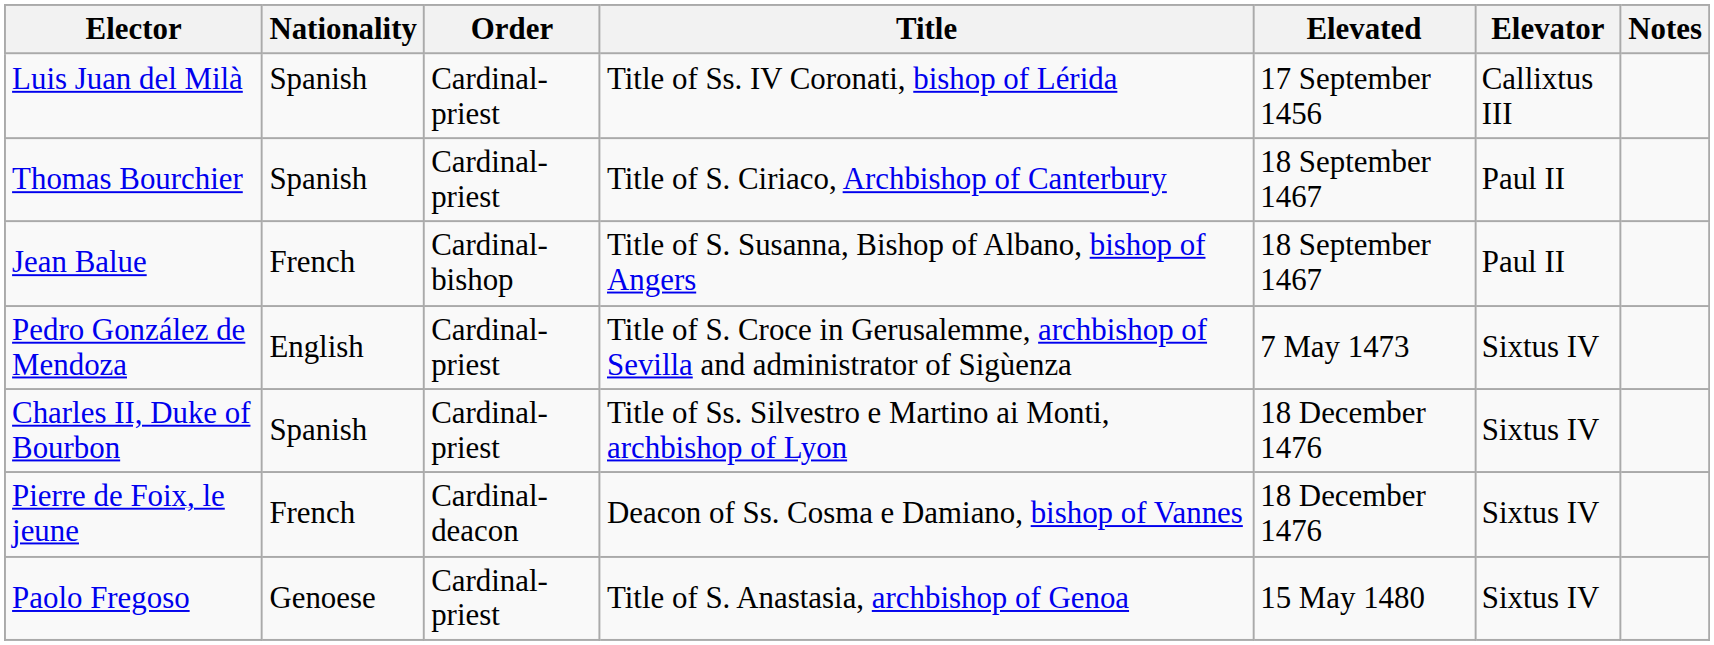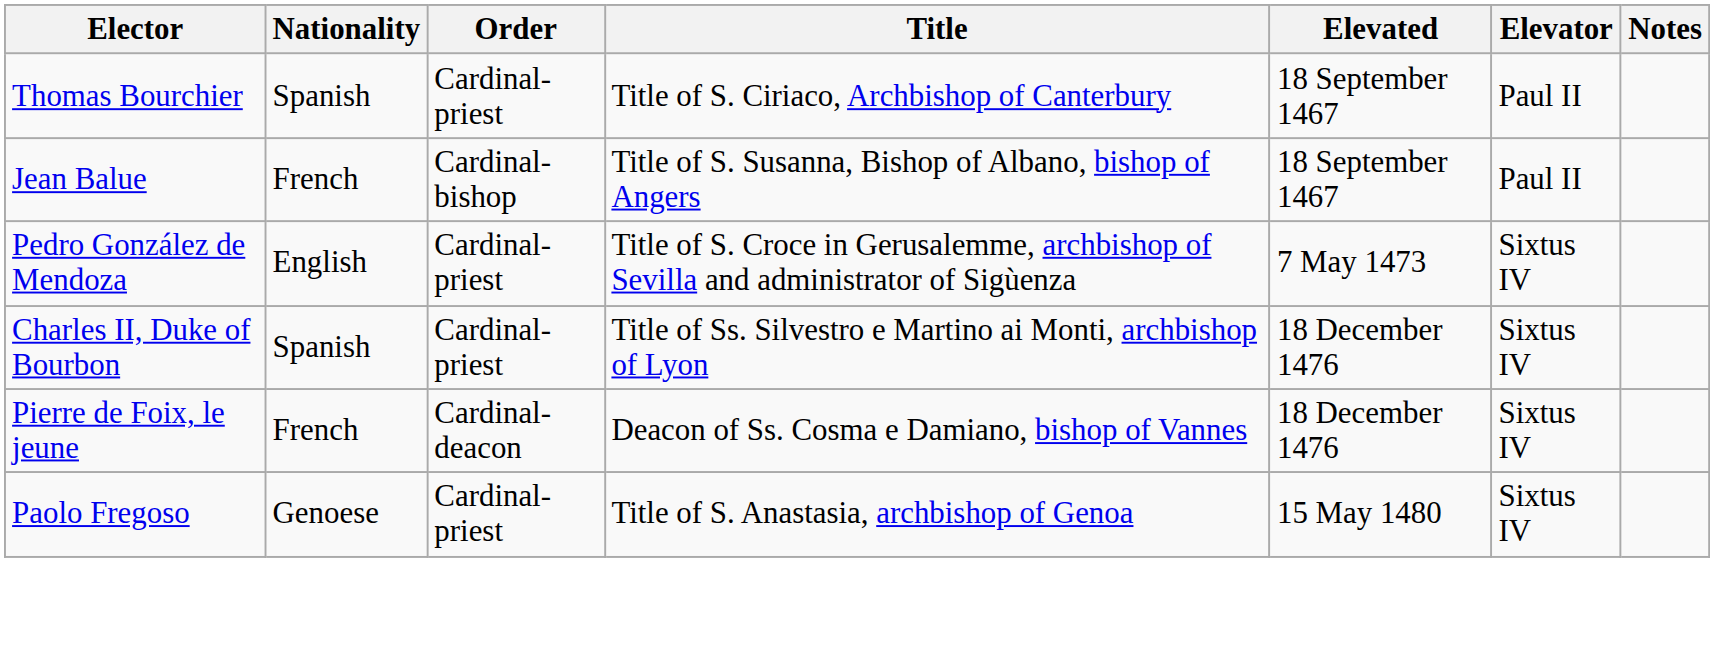- row: (127, 77)
